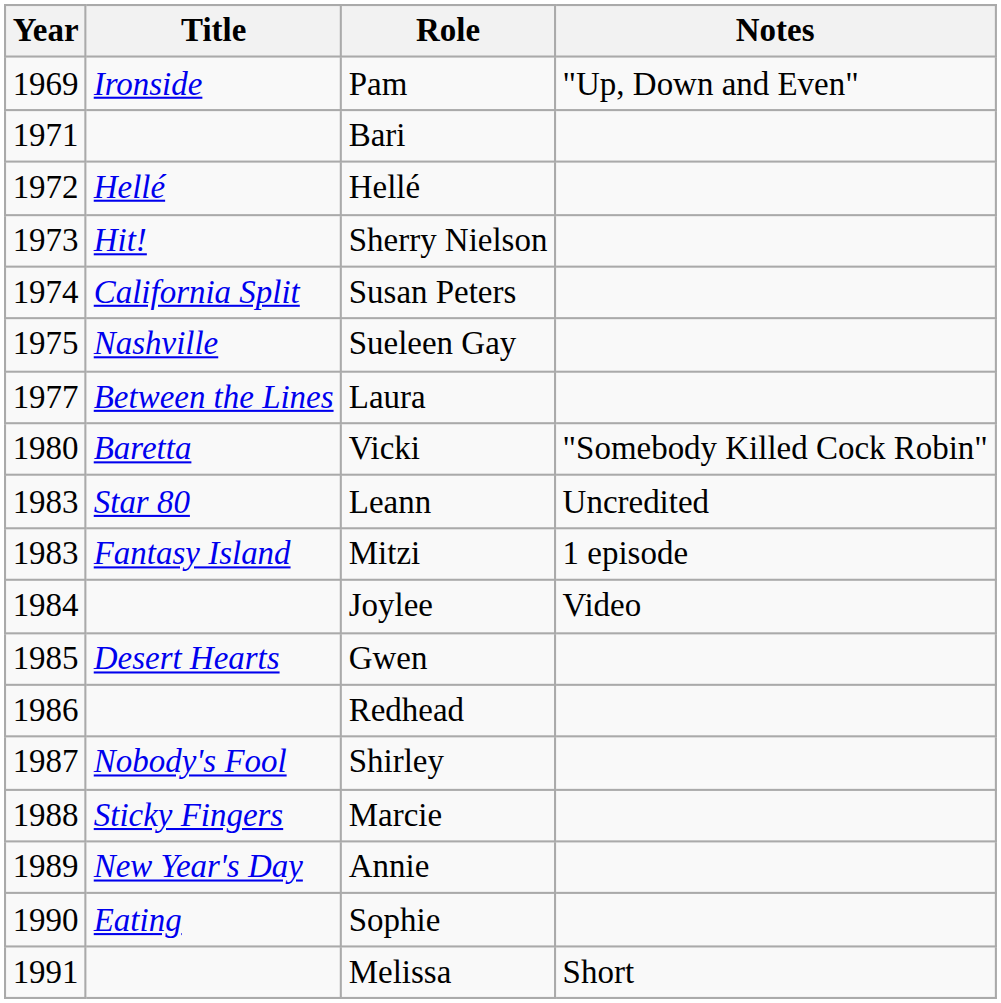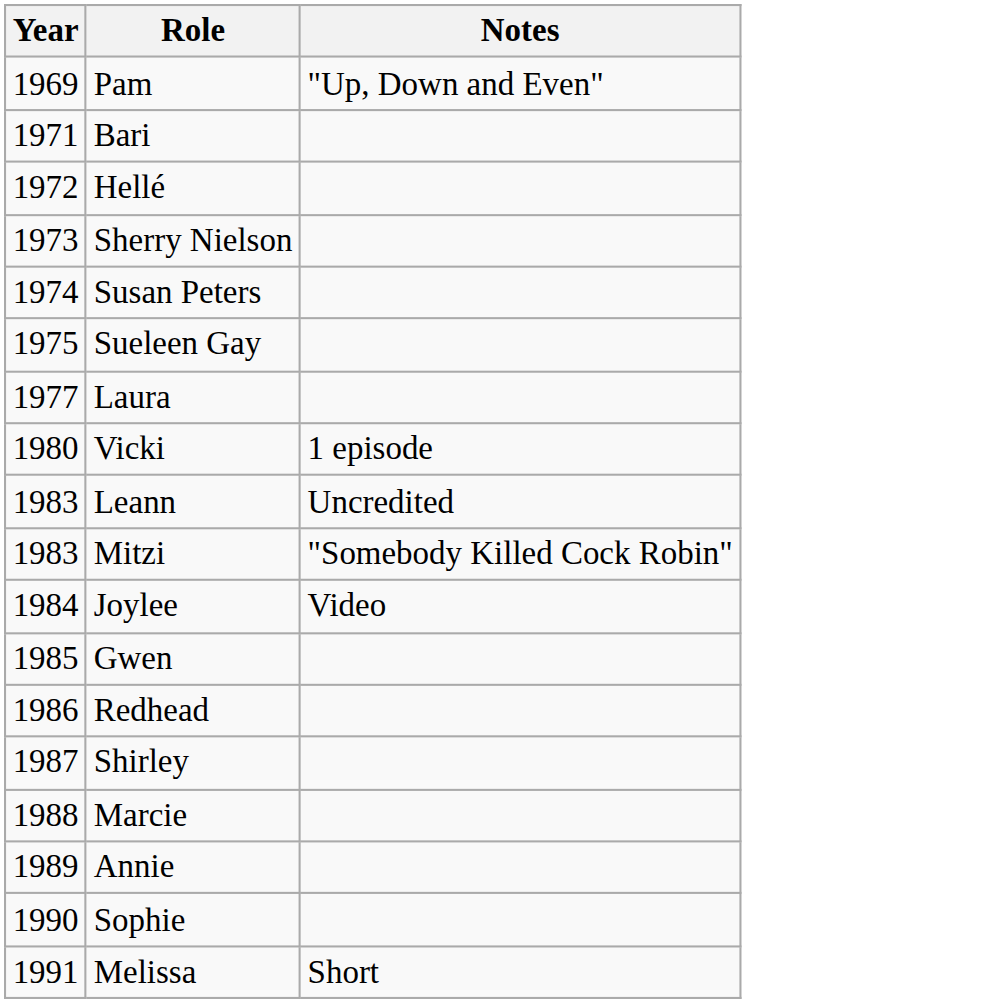- column: (214, 30)
(775, 448) "Somebody Killed Cock Robin" -> (370, 448) 1 episode
(625, 553) 1 episode -> (520, 553) "Somebody Killed Cock Robin"
